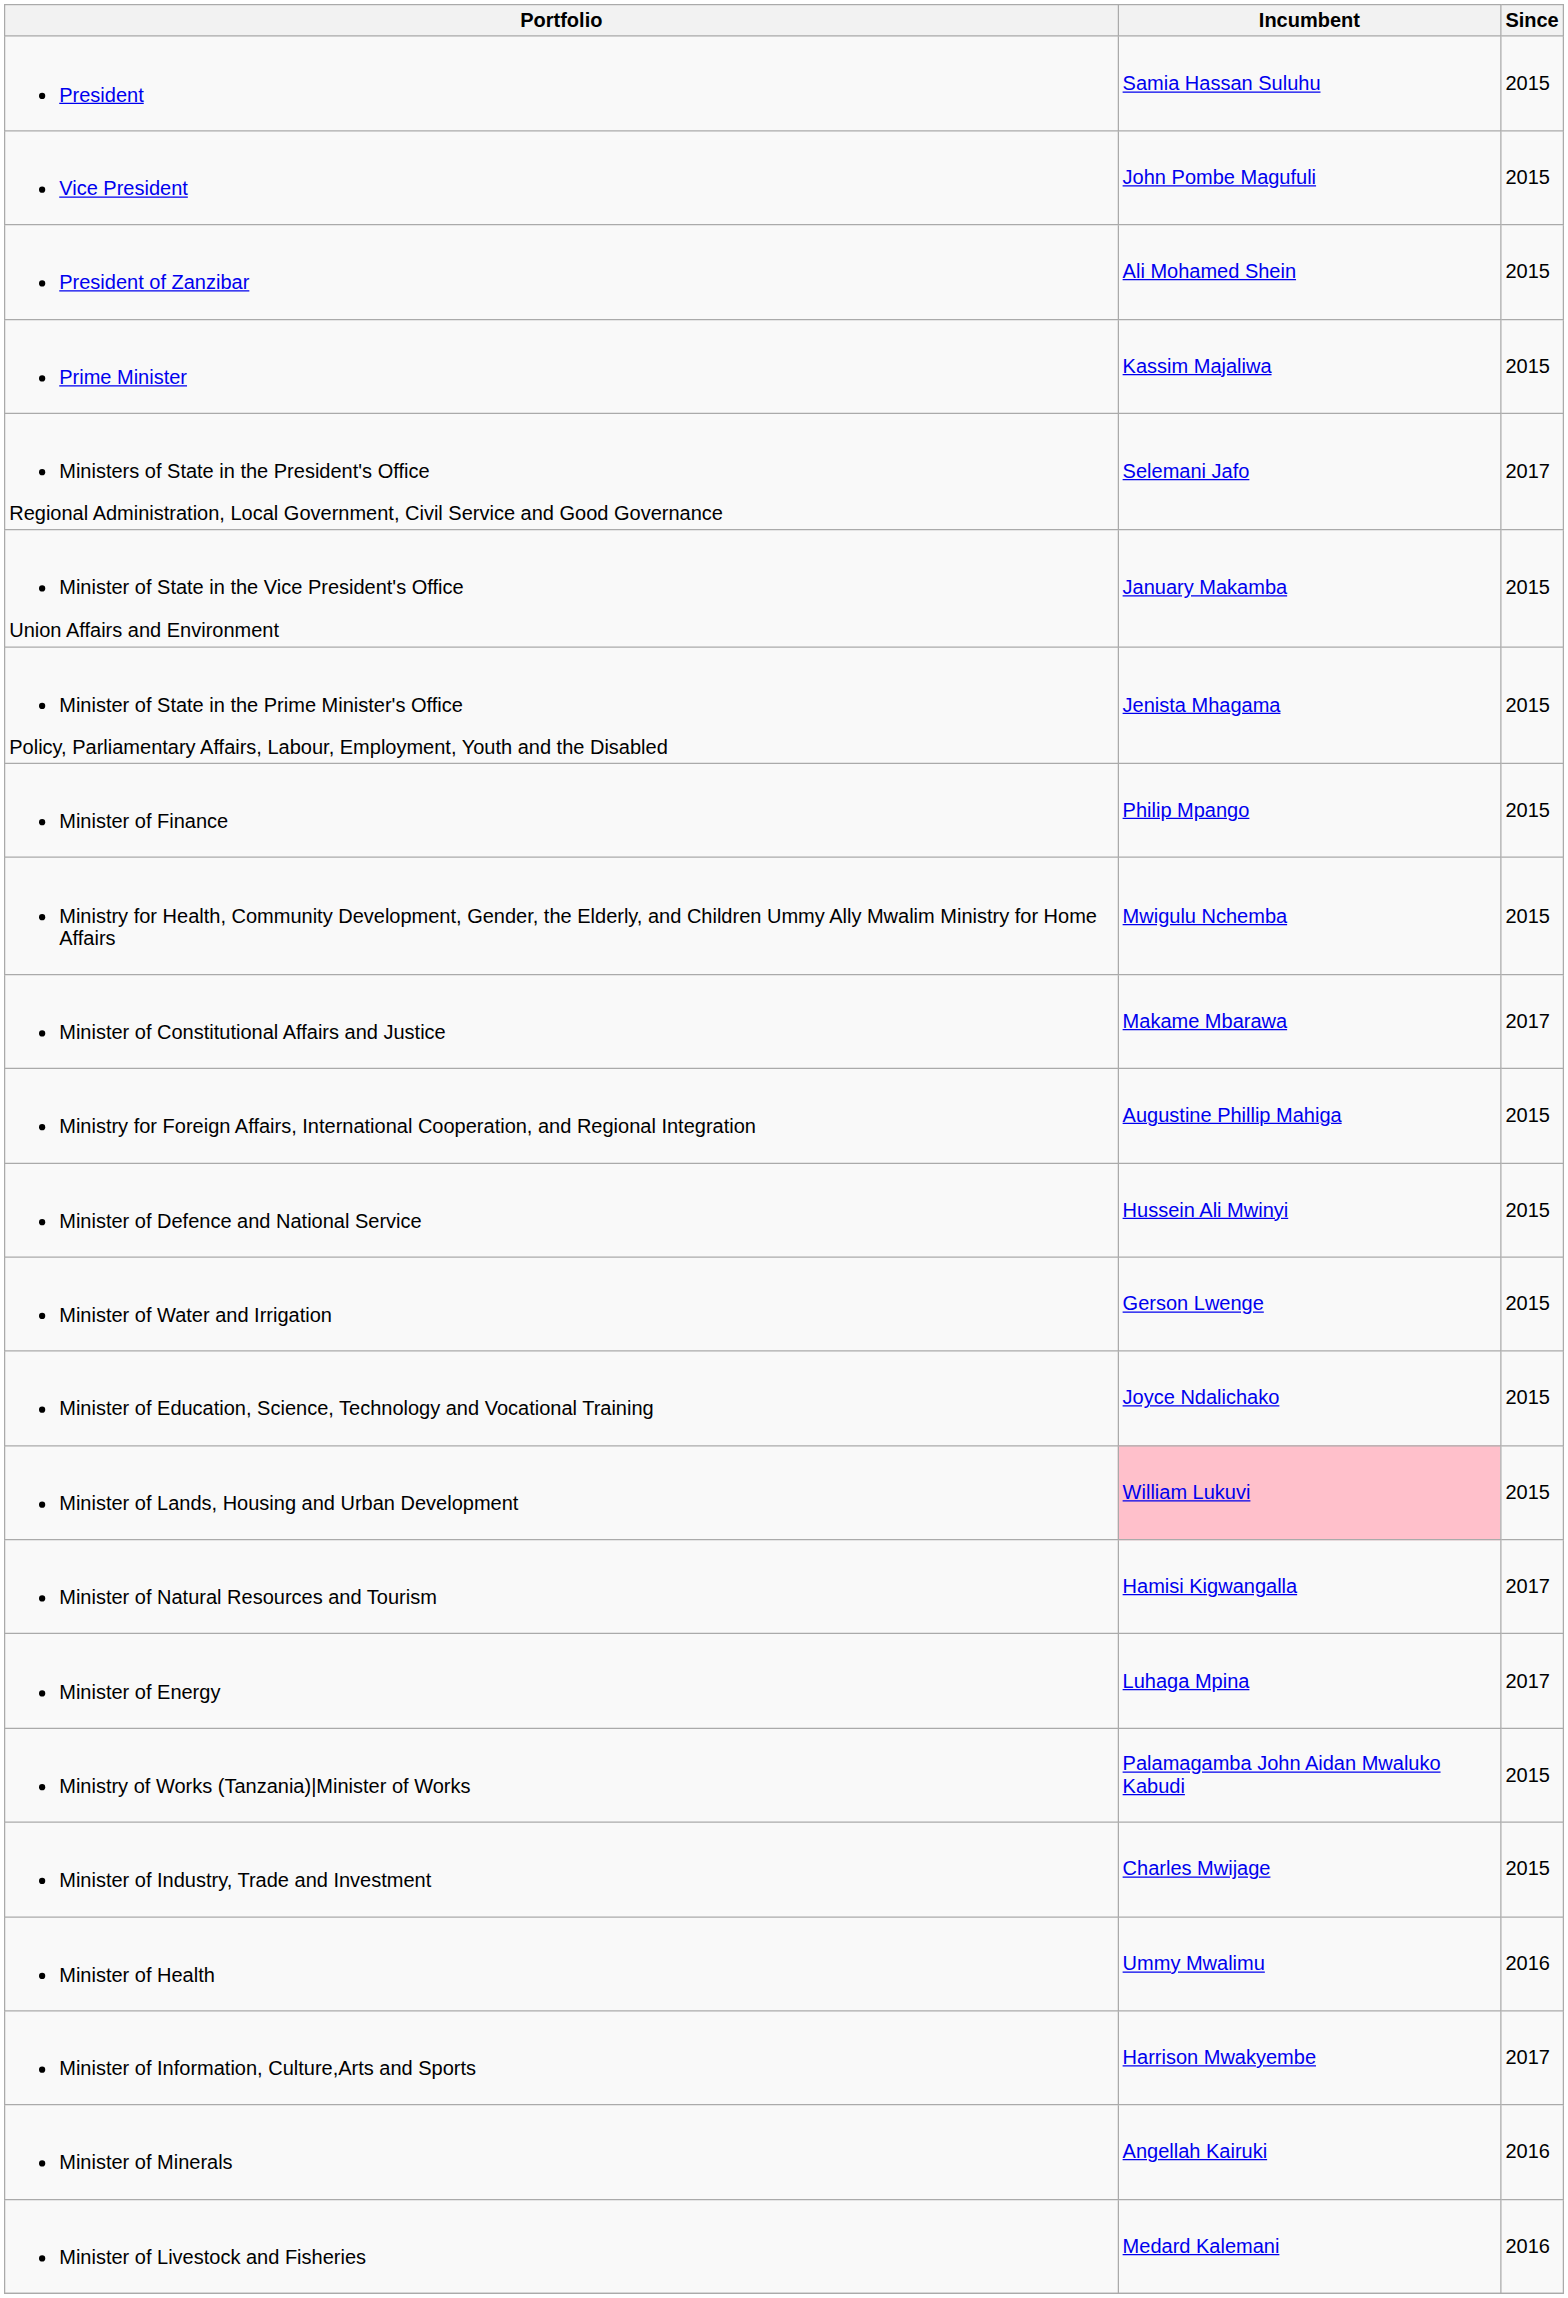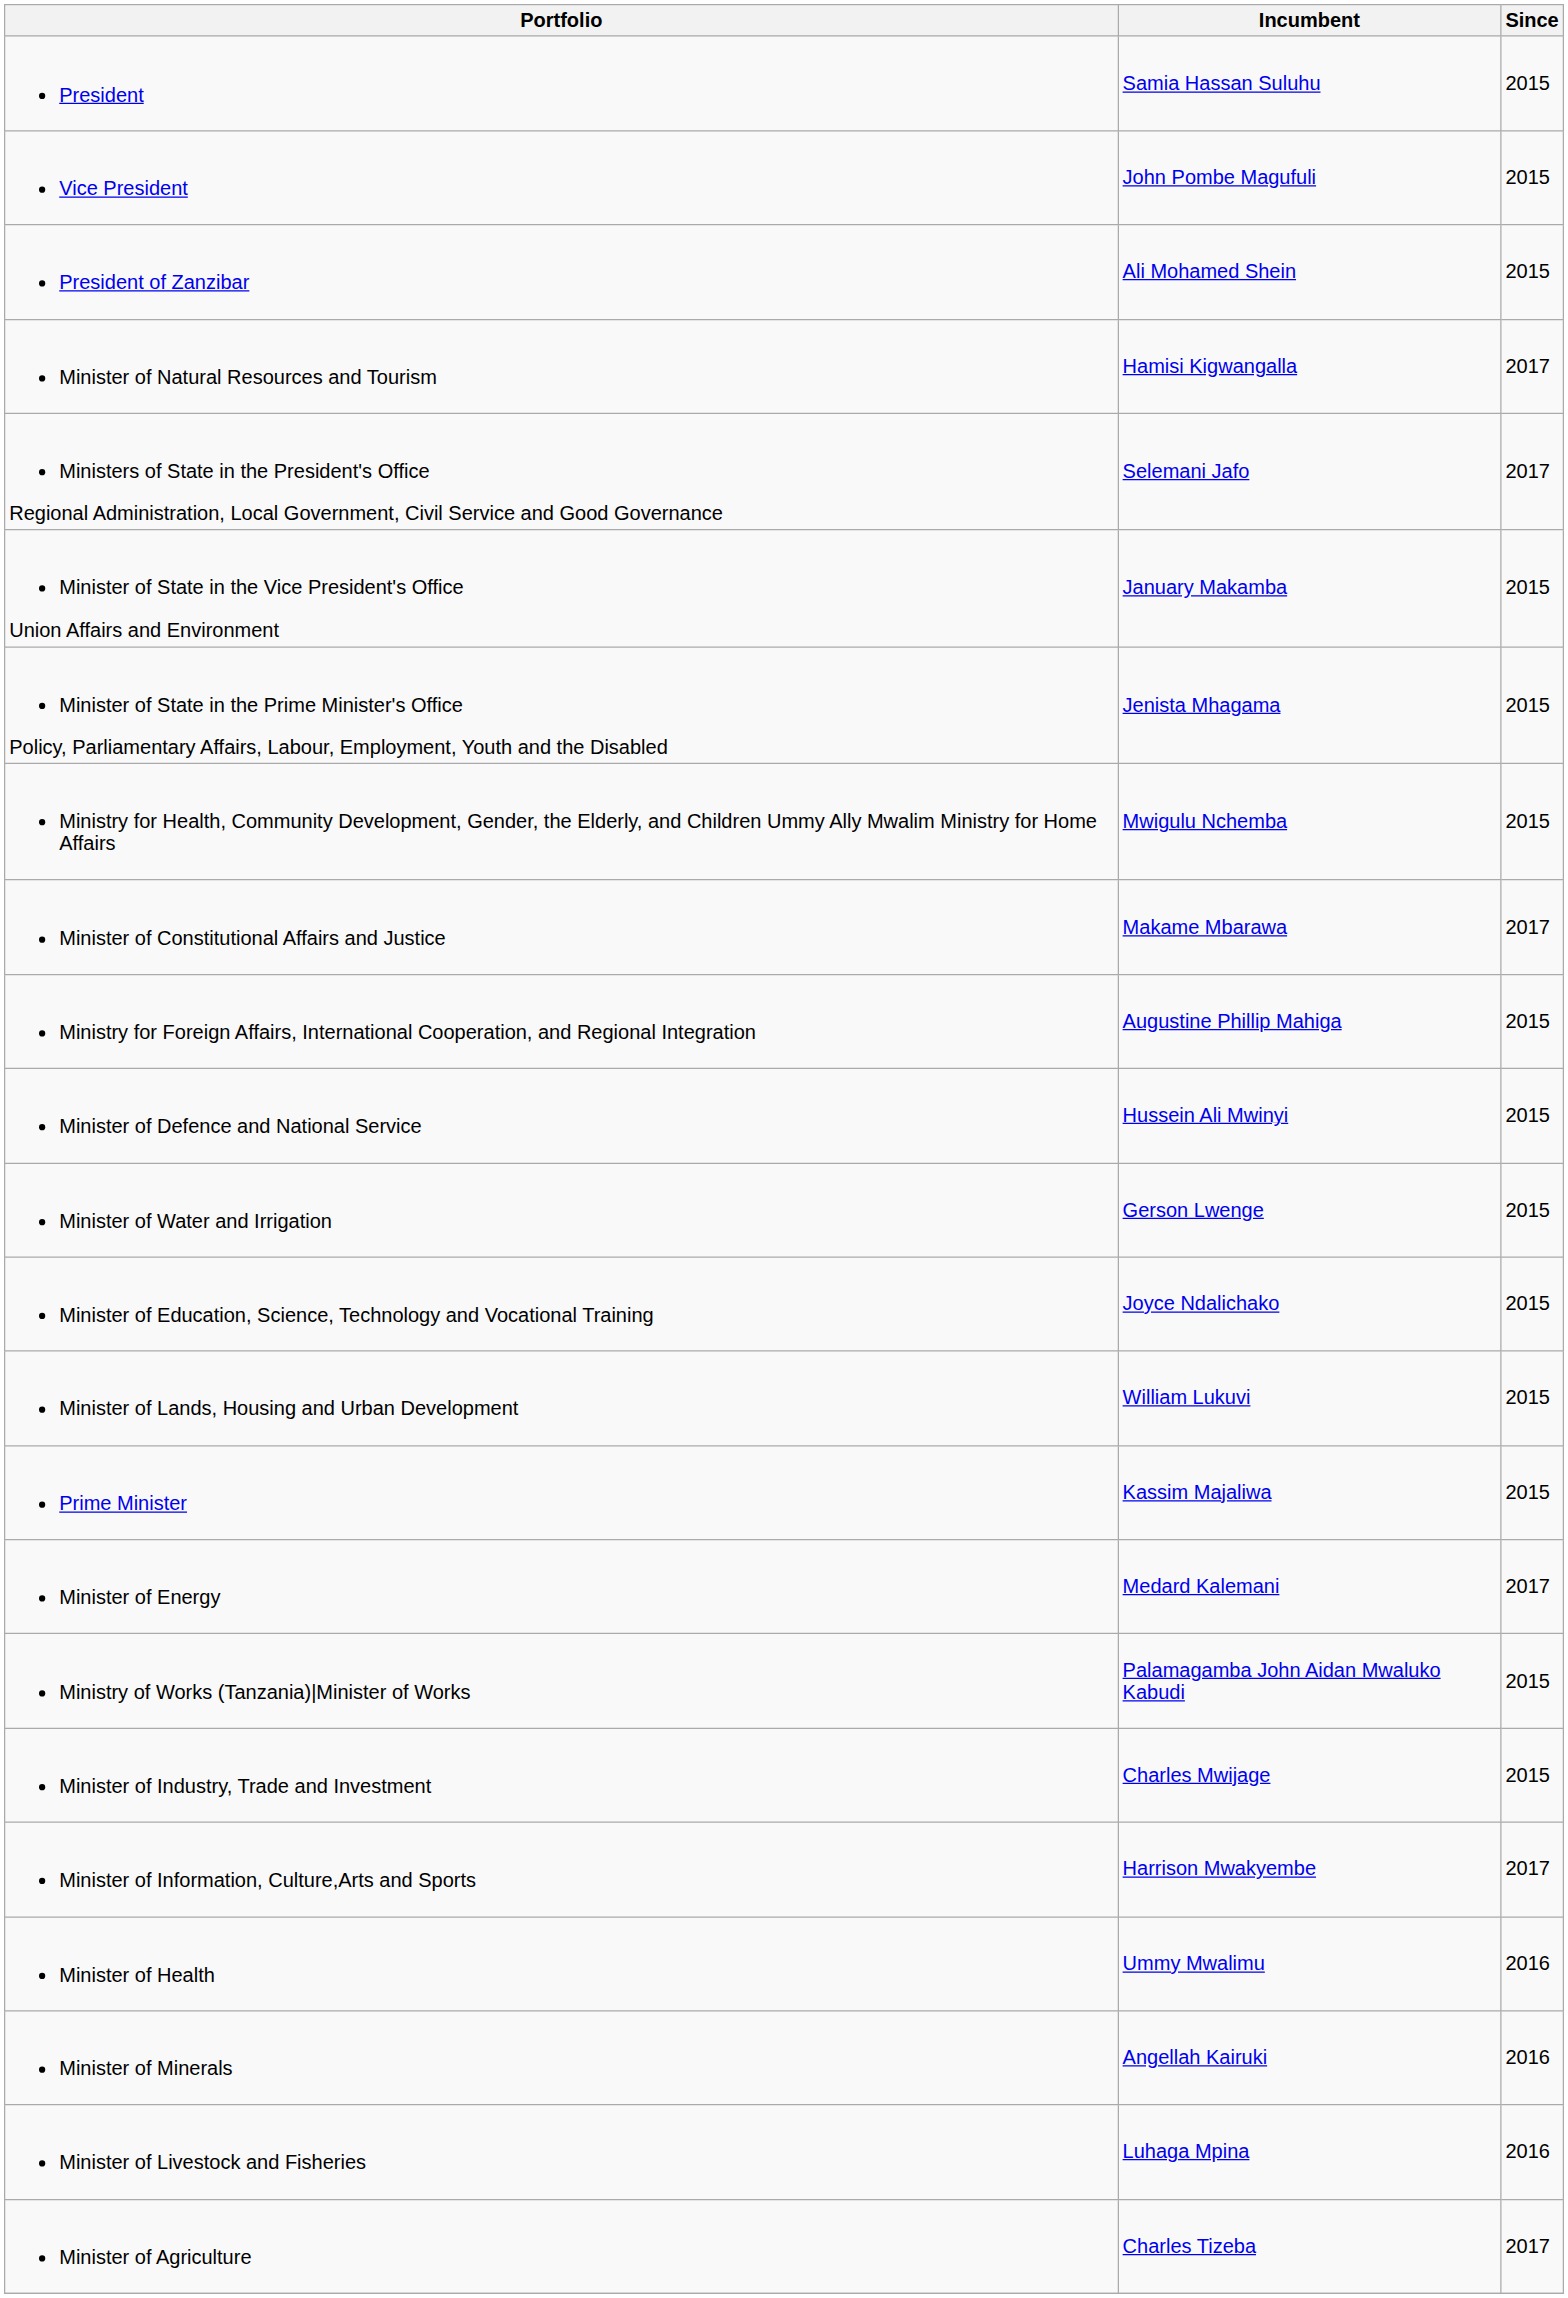rows swapped: (561, 377) <-> (561, 1598)
- row: (561, 822)
(1187, 1492) pink background -> (1187, 1398) no background
(1186, 1680) Luhaga Mpina -> (1201, 1586) Medard Kalemani
rows swapped: (561, 2069) <-> (561, 1975)
(1201, 2246) Medard Kalemani -> (1186, 2151) Luhaga Mpina
+ row: (561, 2258)
